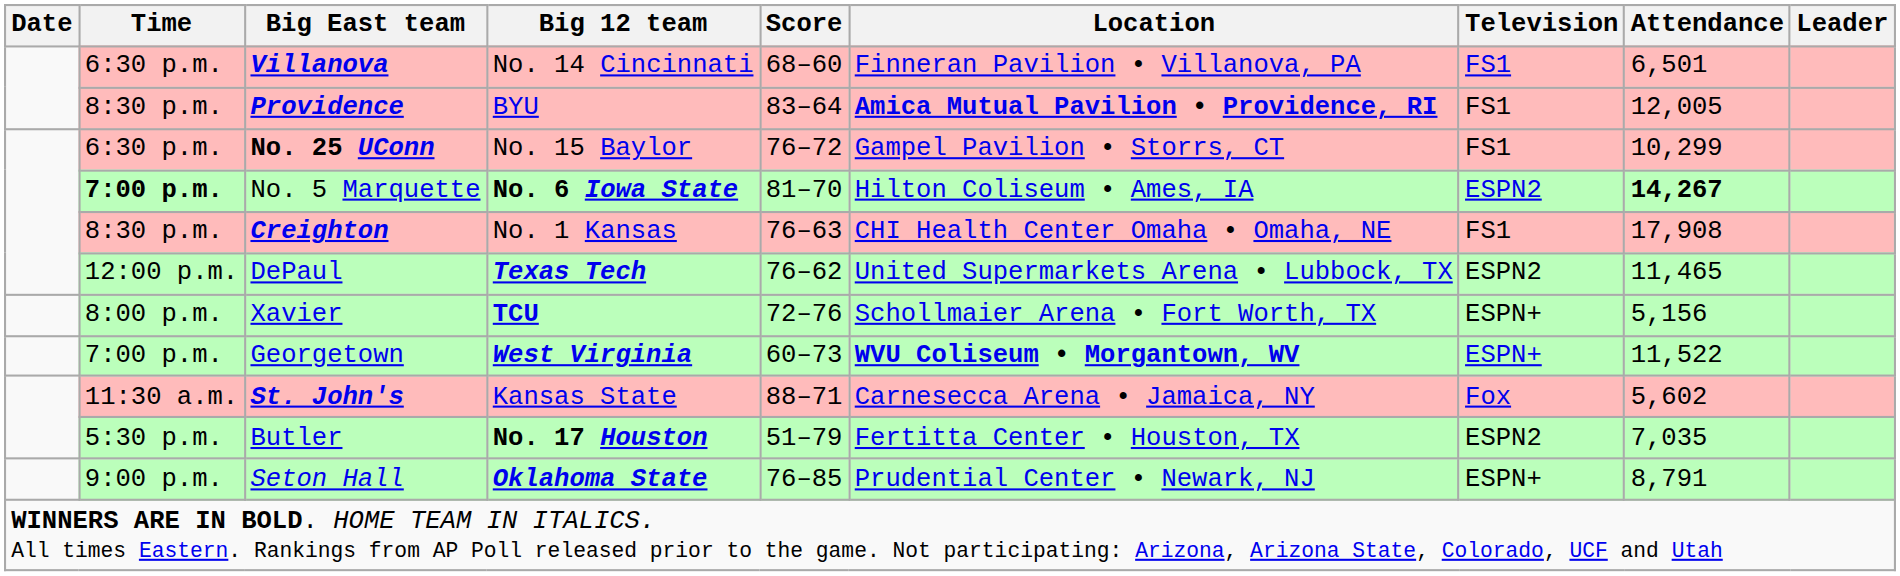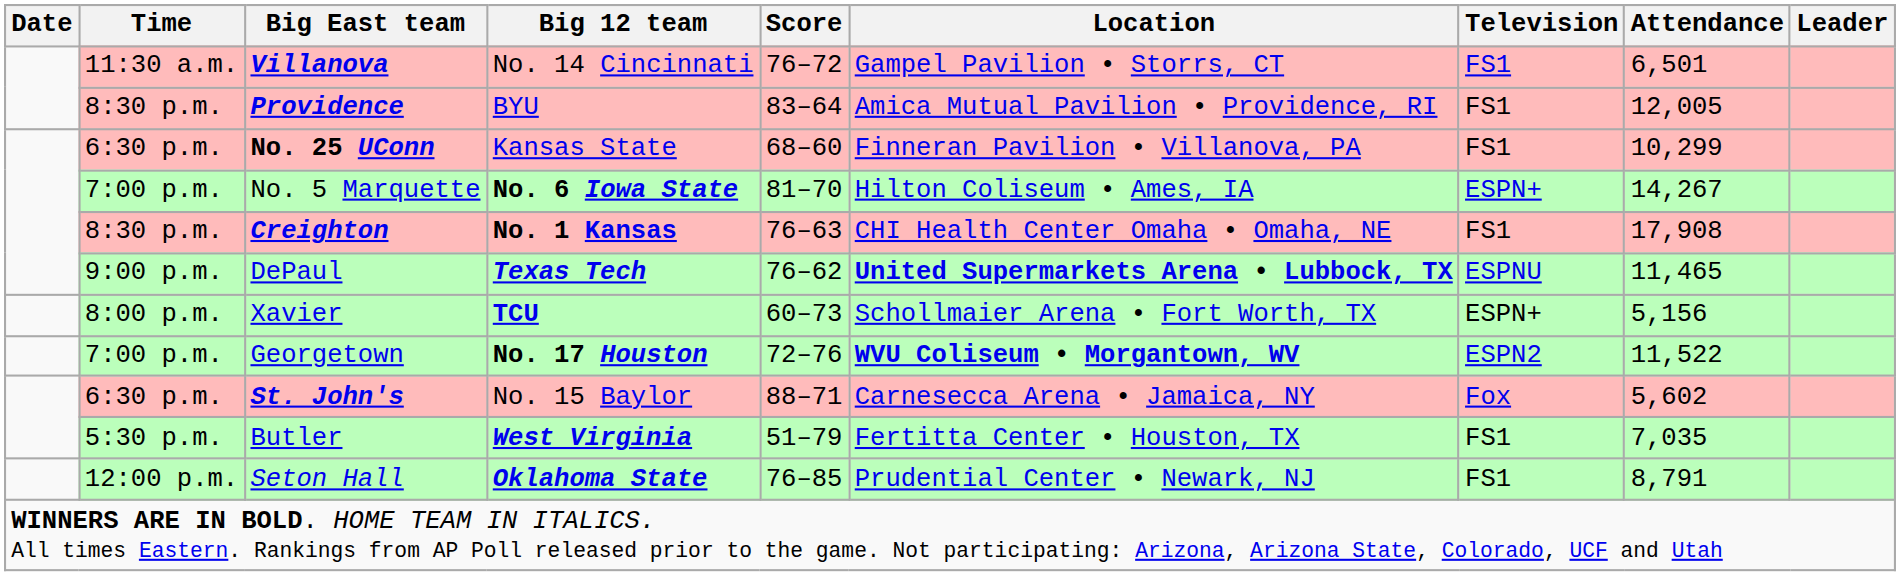(154, 67) 6:30 p.m. -> (161, 67) 11:30 a.m.
(804, 67) 68–60 -> (804, 67) 76–72
(1108, 67) Finneran Pavilion • Villanova, PA -> (1069, 67) Gampel Pavilion • Storrs, CT
(1146, 109) bold -> (1146, 109) normal
(592, 150) No. 15 Baylor -> (585, 150) Kansas State
(804, 150) 76–72 -> (804, 150) 68–60
(1069, 150) Gampel Pavilion • Storrs, CT -> (1108, 150) Finneran Pavilion • Villanova, PA
(154, 191) bold -> (154, 191) normal
(1503, 191) ESPN2 -> (1503, 191) ESPN+
(1677, 191) bold -> (1677, 191) normal
(585, 232) normal -> (585, 232) bold
(161, 274) 12:00 p.m. -> (154, 274) 9:00 p.m.
(1154, 274) normal -> (1154, 274) bold
(1503, 274) ESPN2 -> (1503, 274) ESPNU
(804, 315) 72–76 -> (804, 315) 60–73
(592, 356) West Virginia -> (600, 356) No. 17 Houston
(804, 356) 60–73 -> (804, 356) 72–76
(1503, 356) ESPN+ -> (1503, 356) ESPN2
(161, 397) 11:30 a.m. -> (154, 397) 6:30 p.m.
(585, 397) Kansas State -> (592, 397) No. 15 Baylor
(600, 439) No. 17 Houston -> (592, 439) West Virginia
(1503, 439) ESPN2 -> (1488, 439) FS1
(154, 480) 9:00 p.m. -> (161, 480) 12:00 p.m.
(1503, 480) ESPN+ -> (1488, 480) FS1
